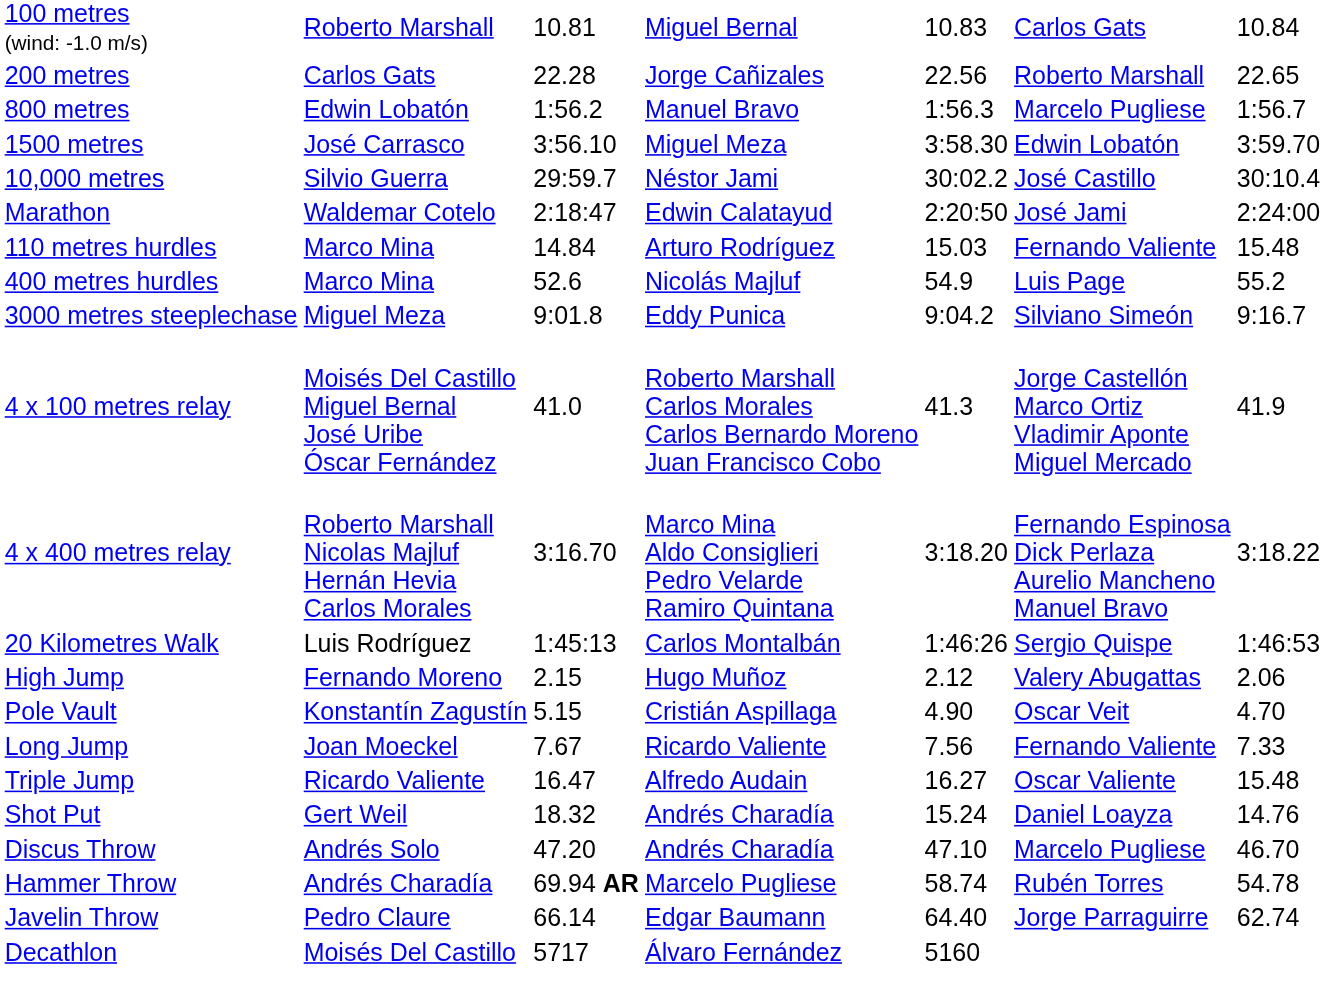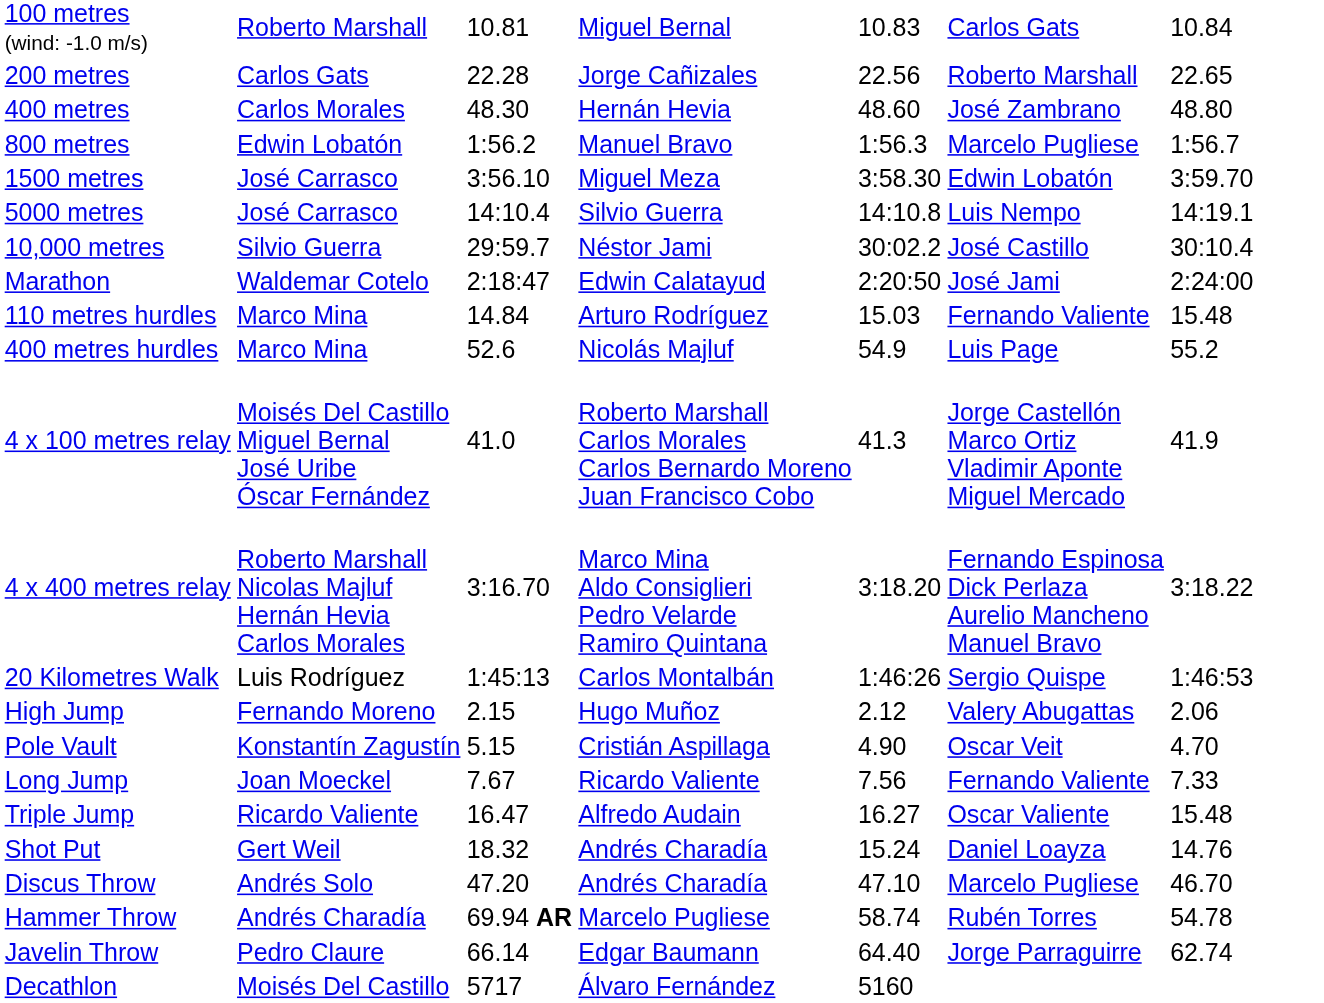+ row: (67, 110)
+ row: (74, 213)
- row: (151, 316)
